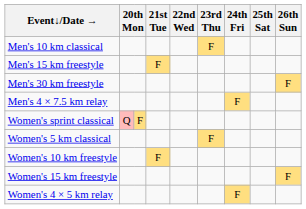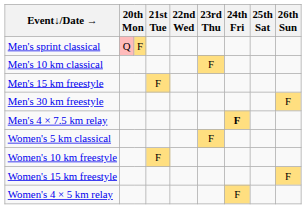+ row: (54, 46)
(237, 101) normal -> (237, 120) bold
- row: (61, 120)
